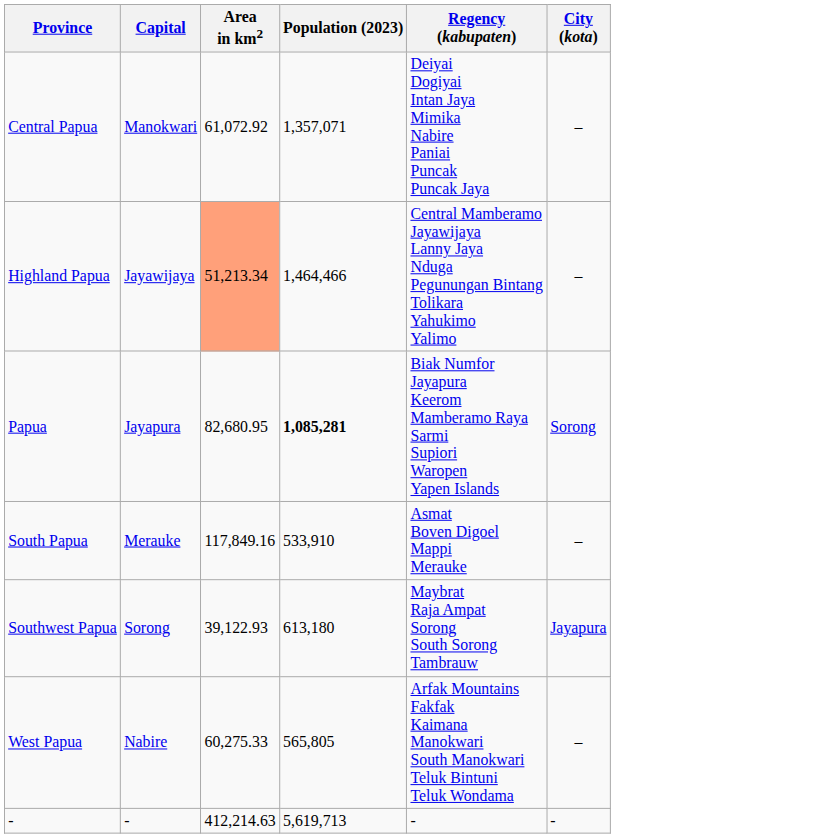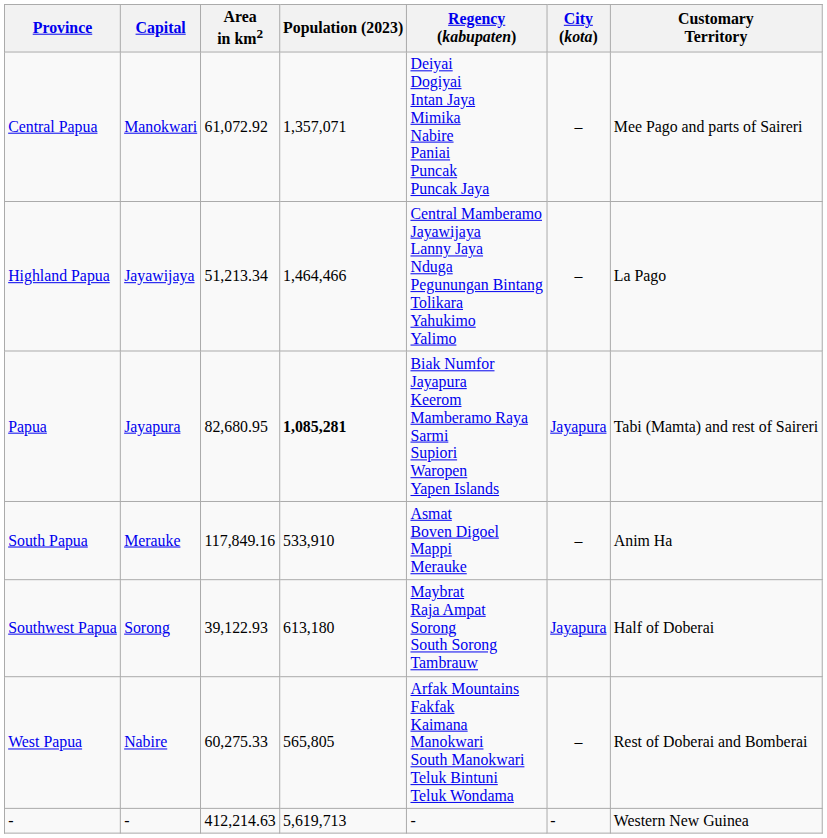+ column: (716, 28)
(236, 276) lightsalmon background -> (236, 276) no background
(573, 426) Sorong -> (578, 426) Jayapura
